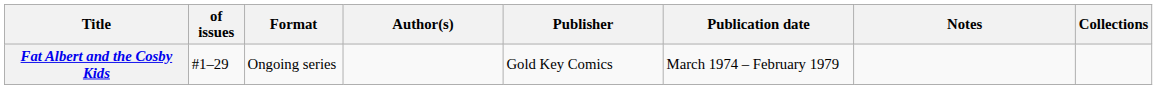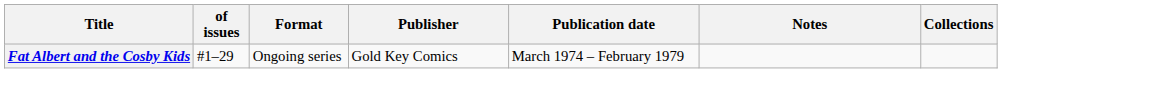- column: (423, 24)
